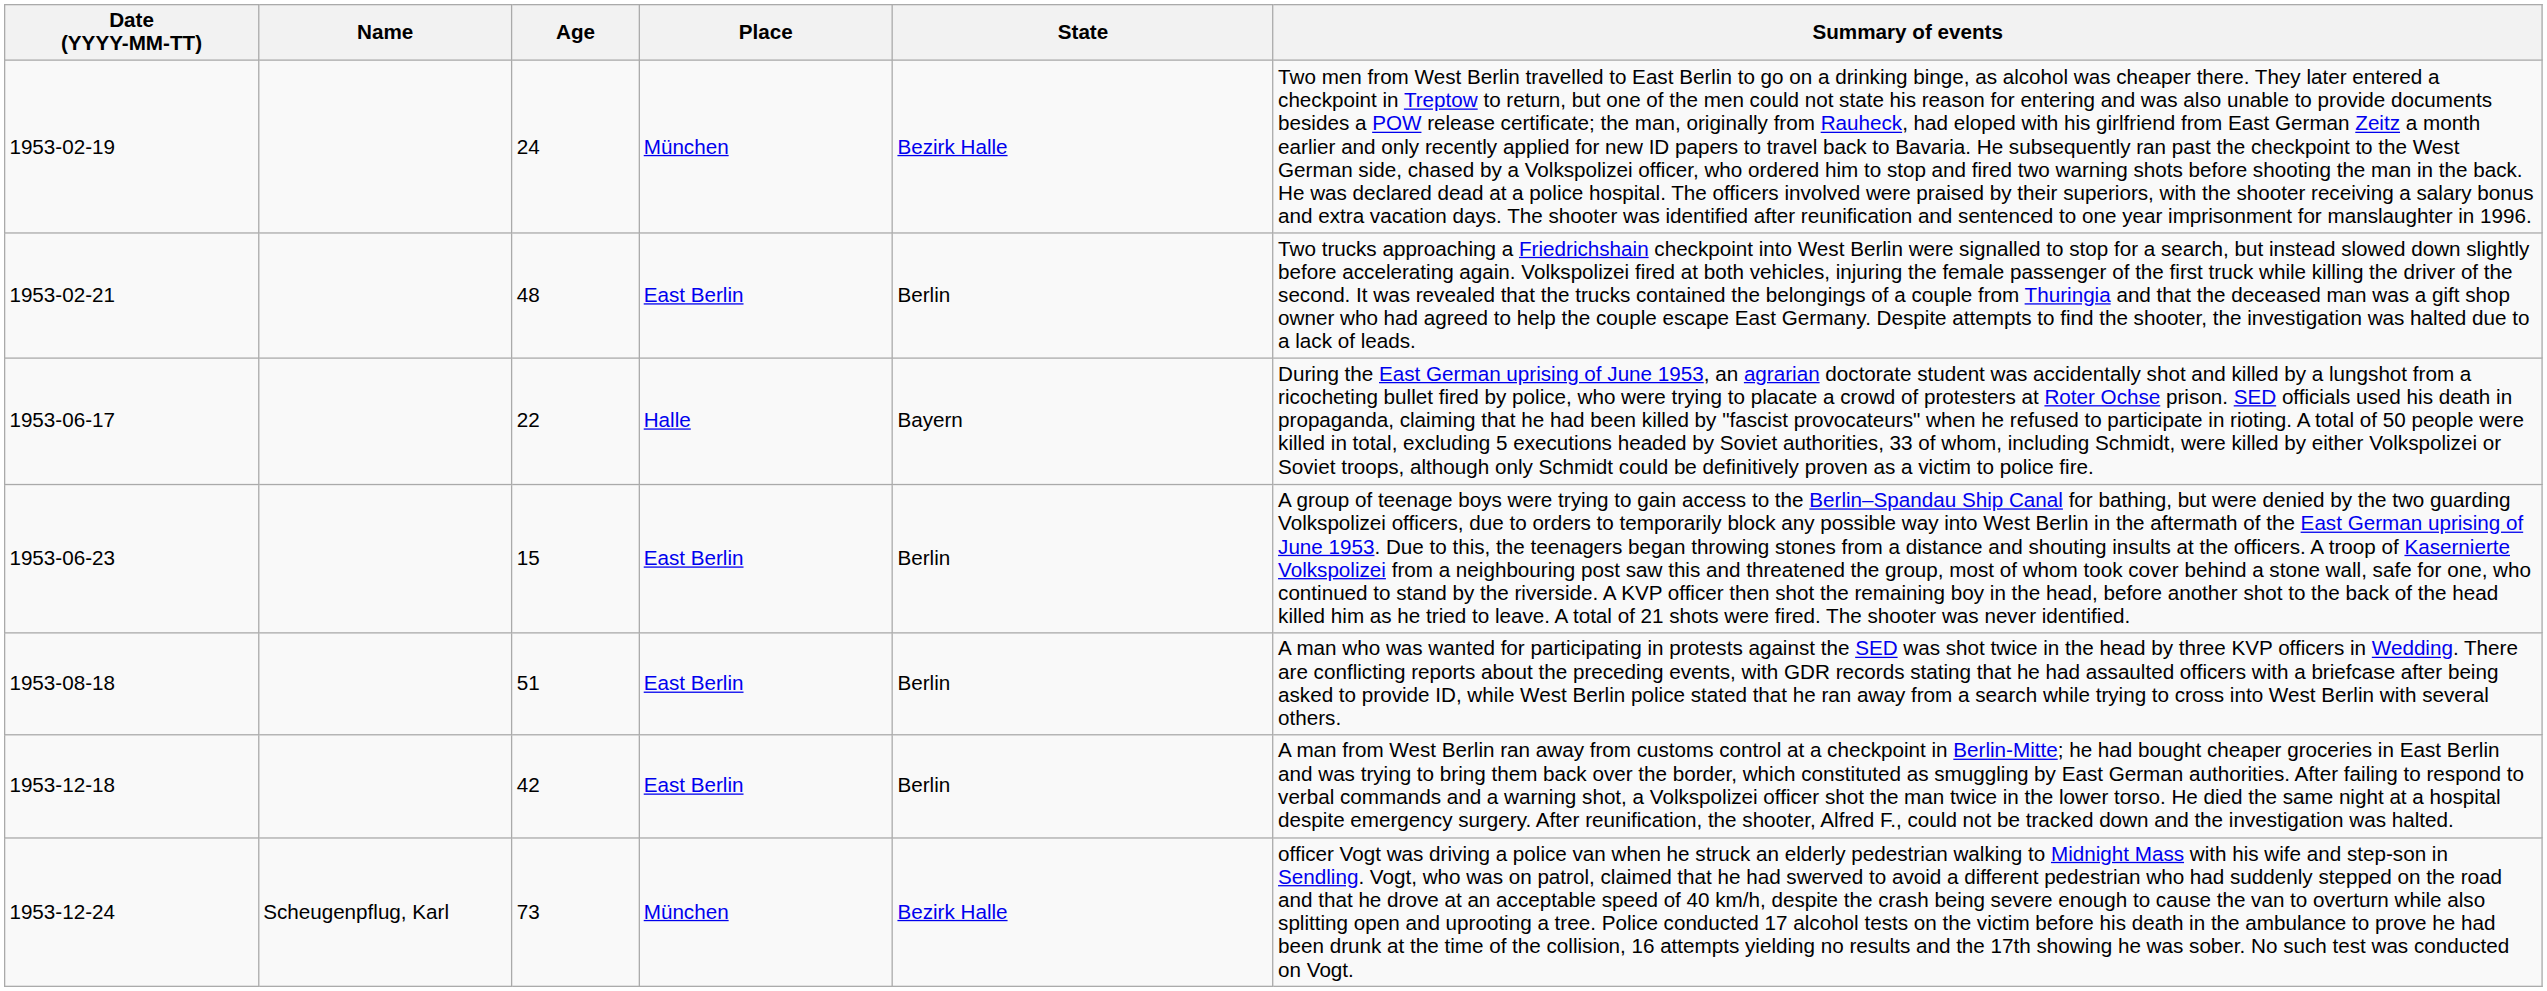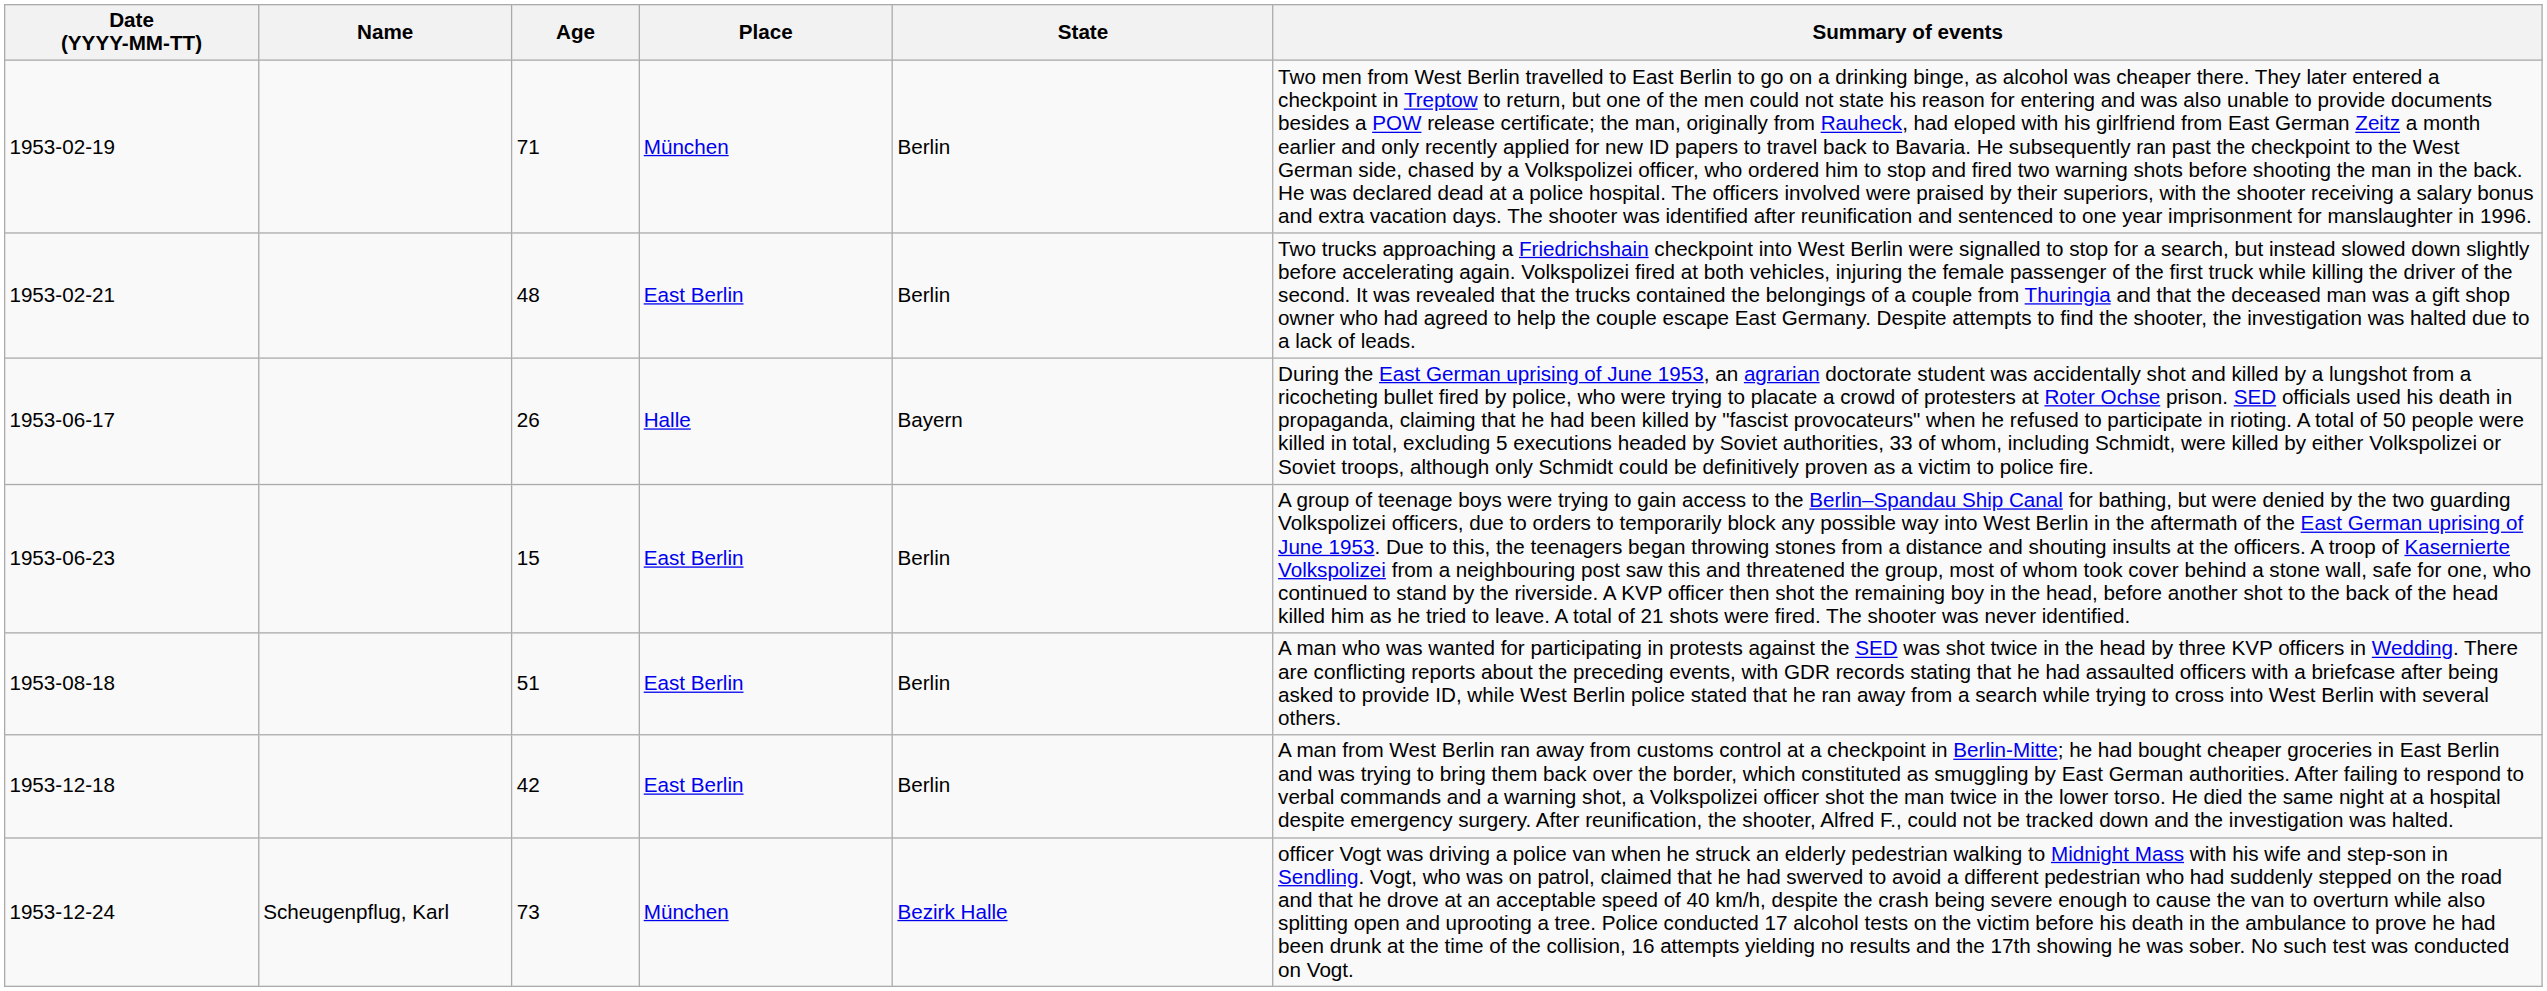(528, 146) 24 -> (528, 146) 71
(953, 146) Bezirk Halle -> (924, 146) Berlin
(528, 420) 22 -> (528, 420) 26
